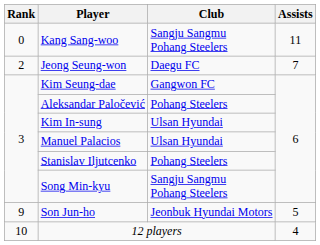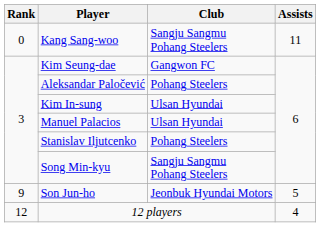- row: (84, 65)
(21, 231) 10 -> (21, 212) 12
